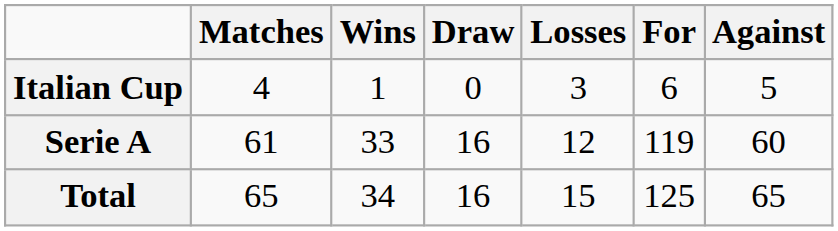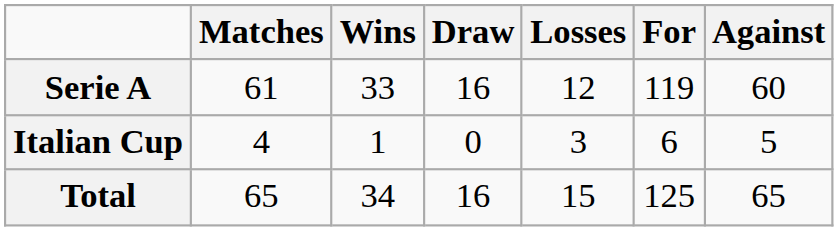rows swapped: (98, 141) <-> (98, 86)
